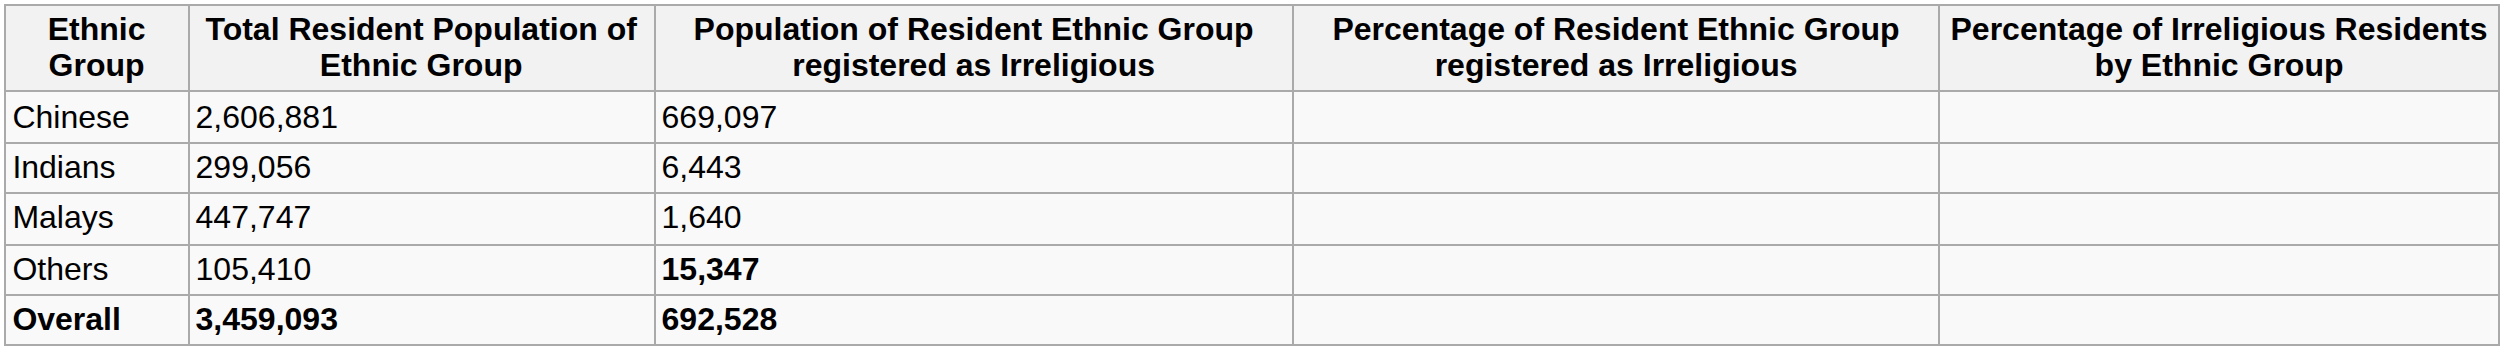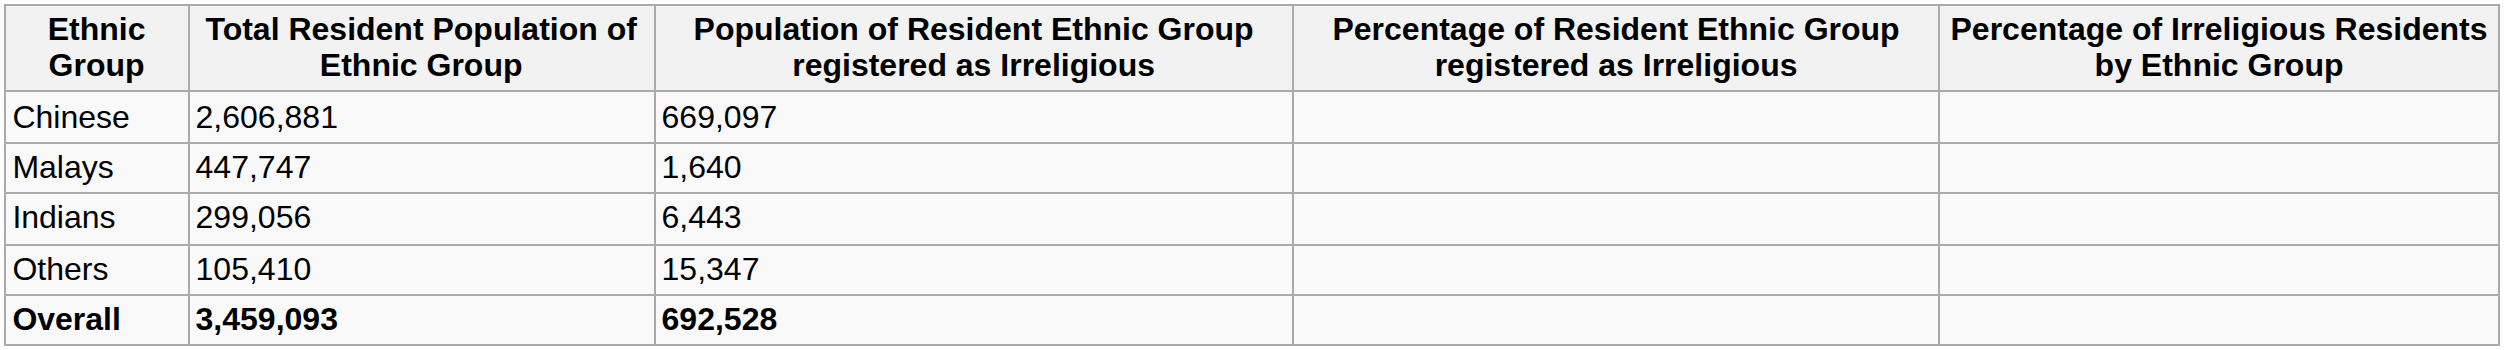rows swapped: (63, 218) <-> (64, 167)
(710, 268) bold -> (710, 268) normal
